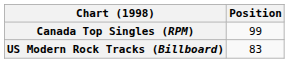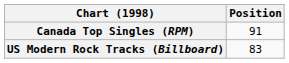(255, 31) 99 -> (255, 31) 91
